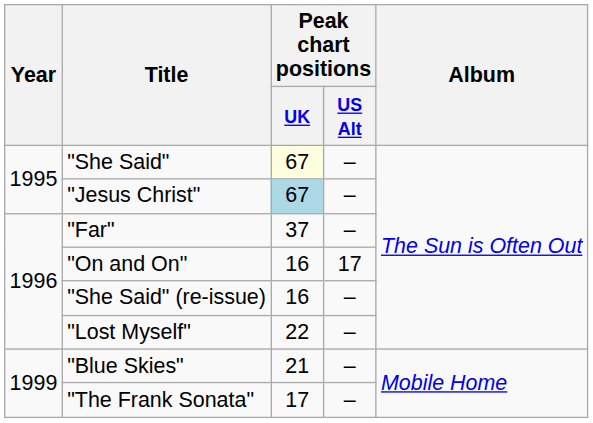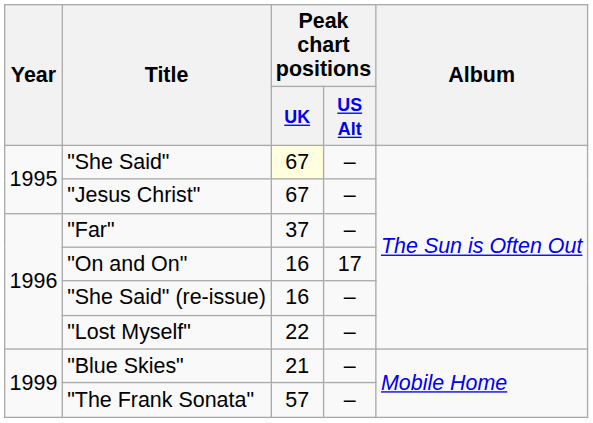(297, 195) lightblue background -> (297, 195) no background
(297, 399) 17 -> (297, 399) 57
